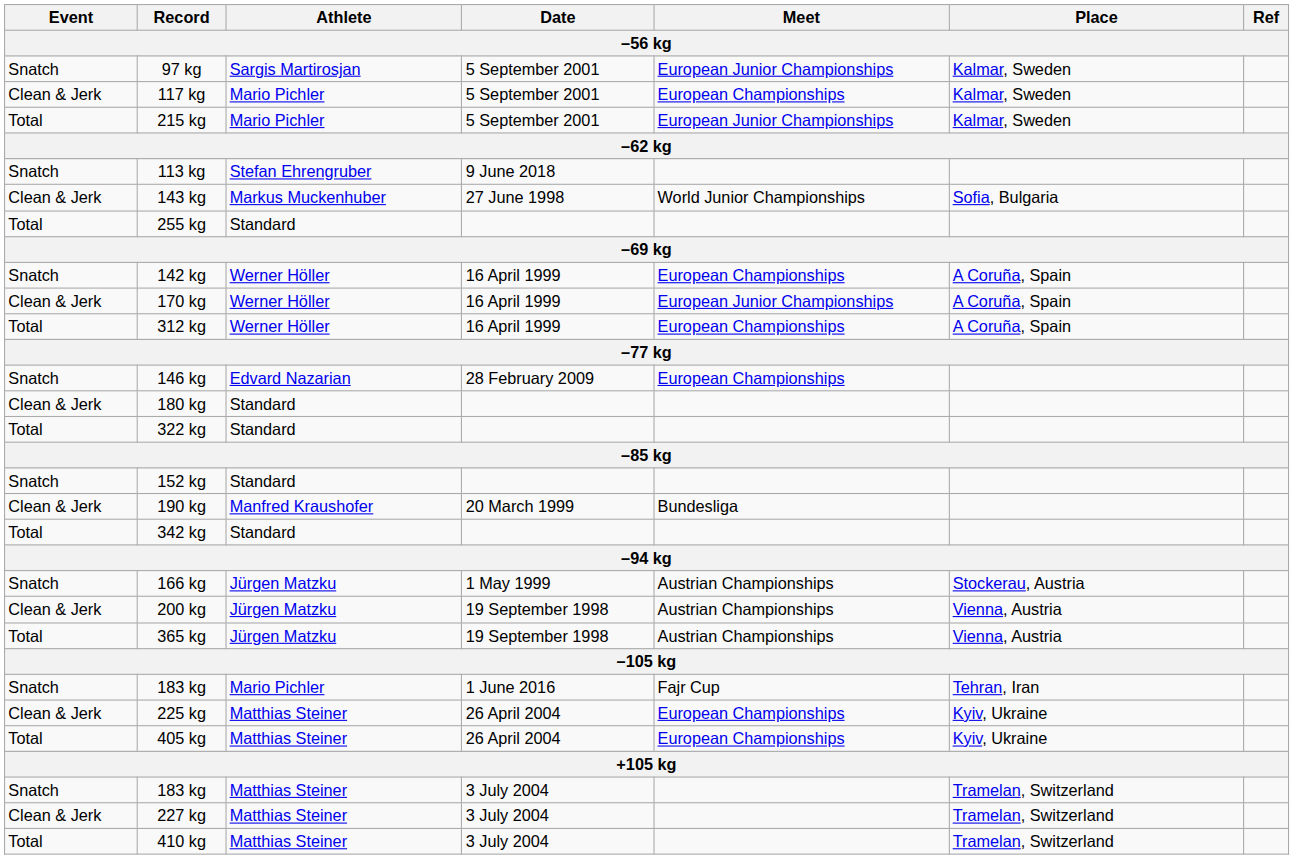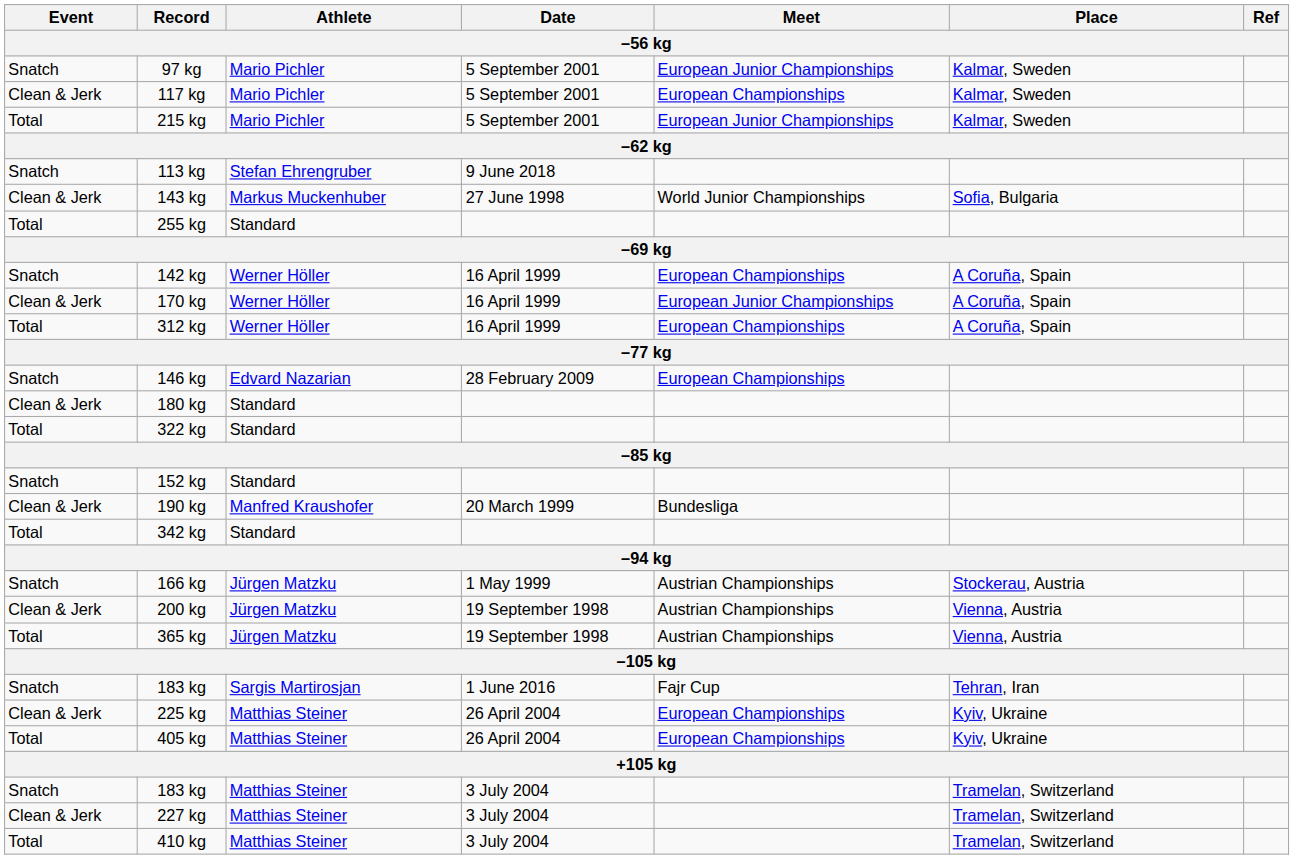(295, 69) Sargis Martirosjan -> (277, 69) Mario Pichler
(277, 687) Mario Pichler -> (295, 687) Sargis Martirosjan
